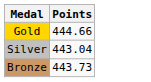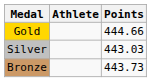+ column: (76, 13)
(72, 49) 443.04 -> (124, 49) 443.03
